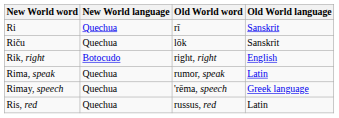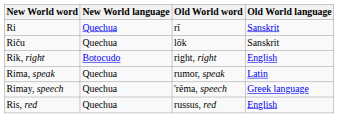(258, 105) Latin -> (262, 105) English
